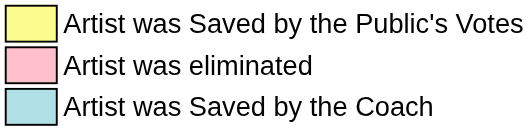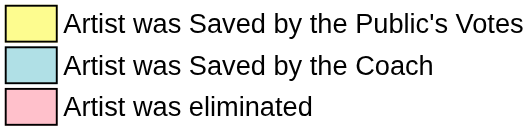rows swapped: (249, 107) <-> (188, 65)
